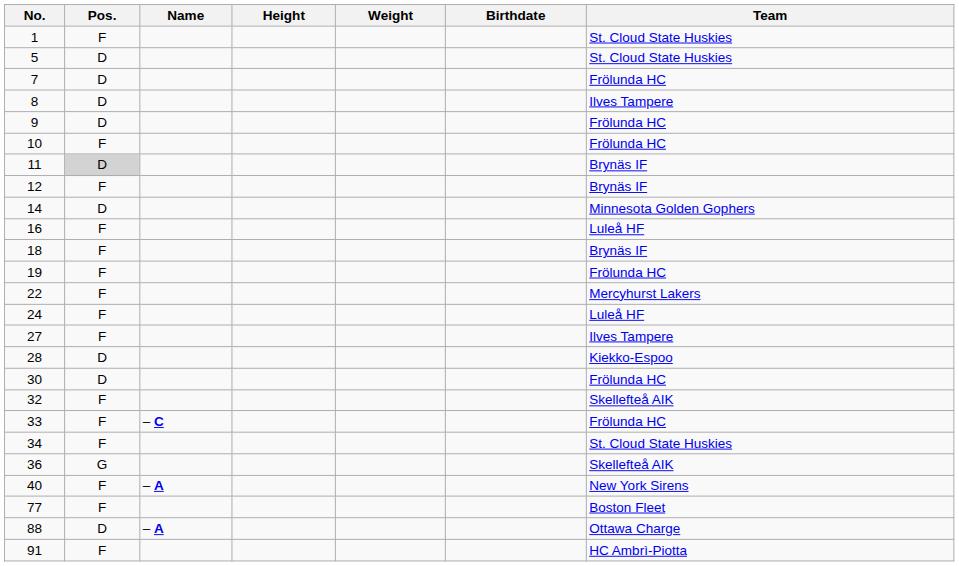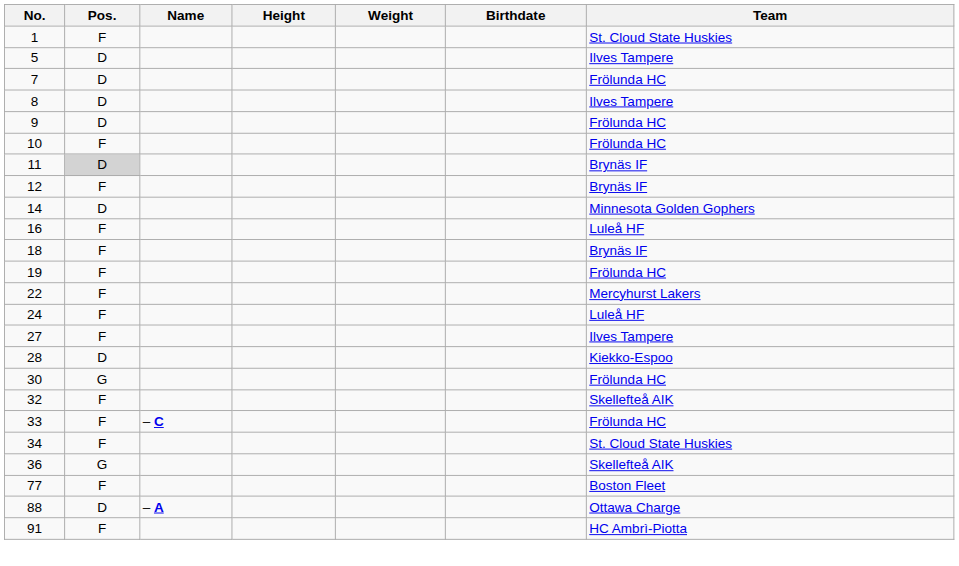(661, 58) St. Cloud State Huskies -> (631, 58) Ilves Tampere
(102, 379) D -> (102, 379) G
- row: (35, 486)
